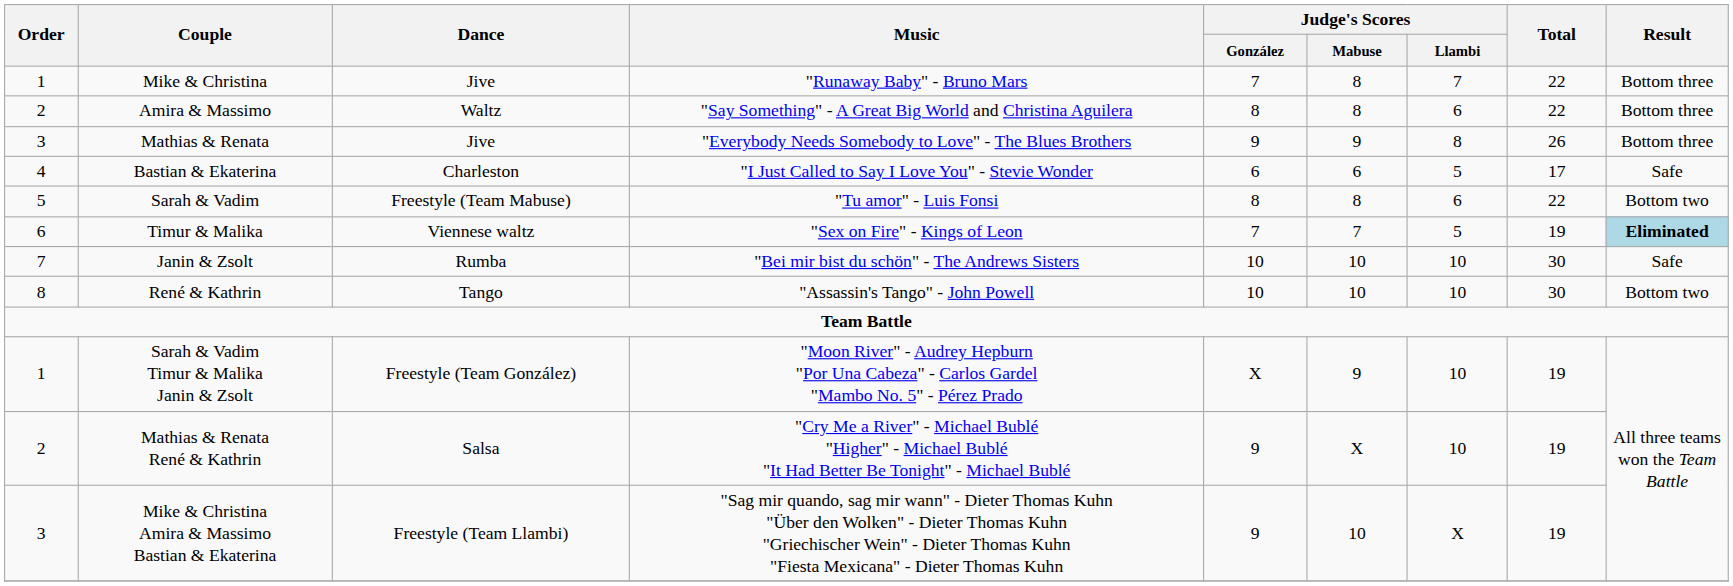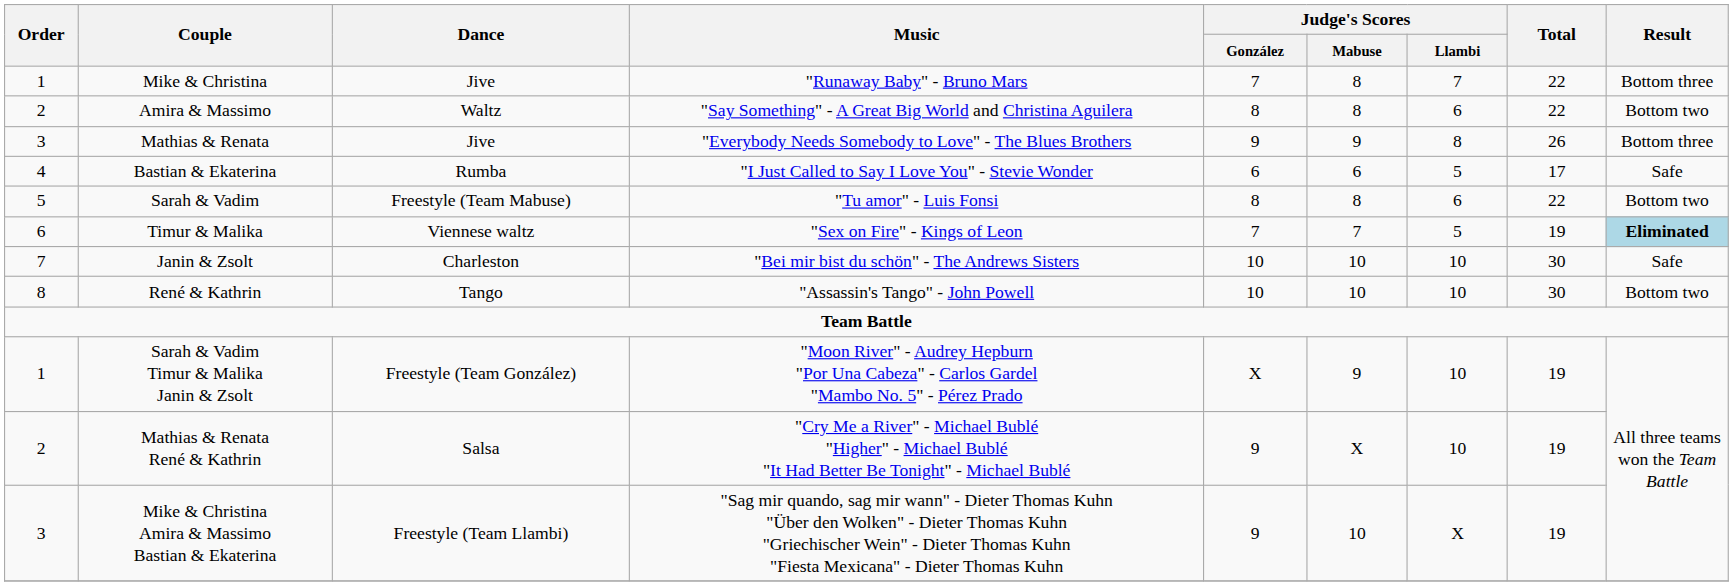(1667, 110) Bottom three -> (1667, 110) Bottom two
(481, 171) Charleston -> (481, 171) Rumba
(481, 261) Rumba -> (481, 261) Charleston
